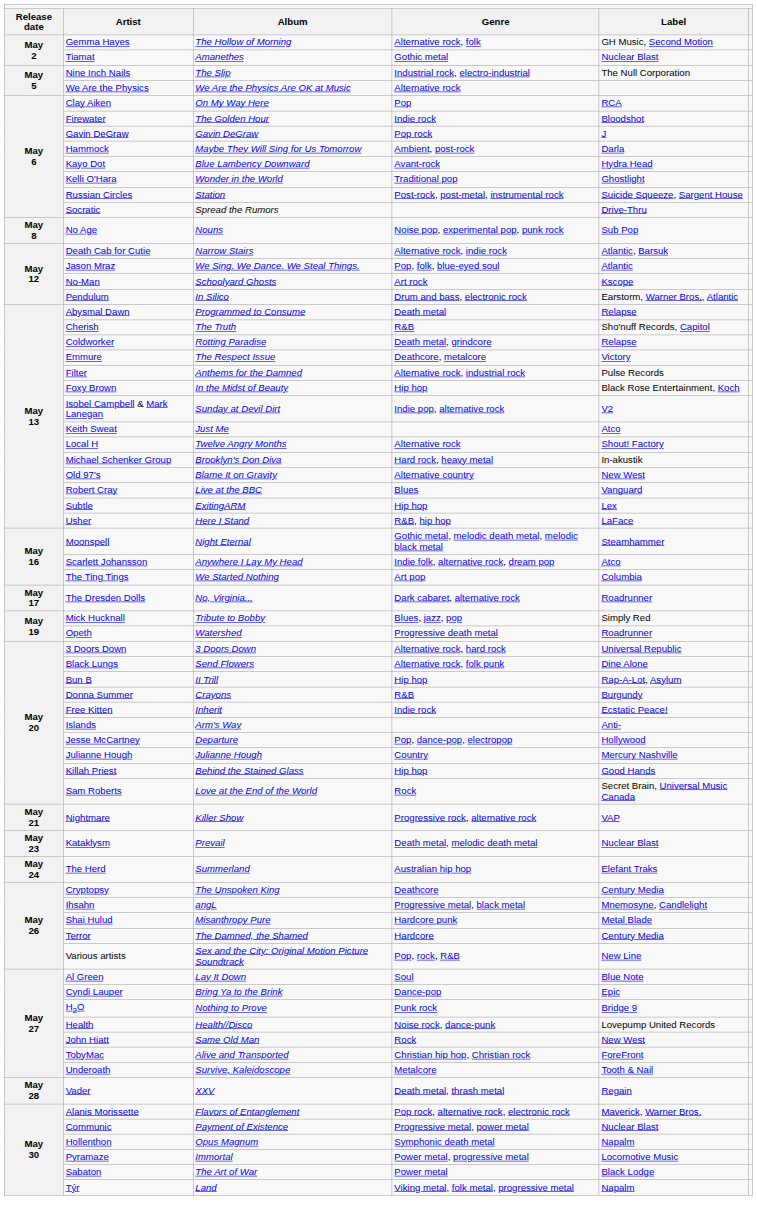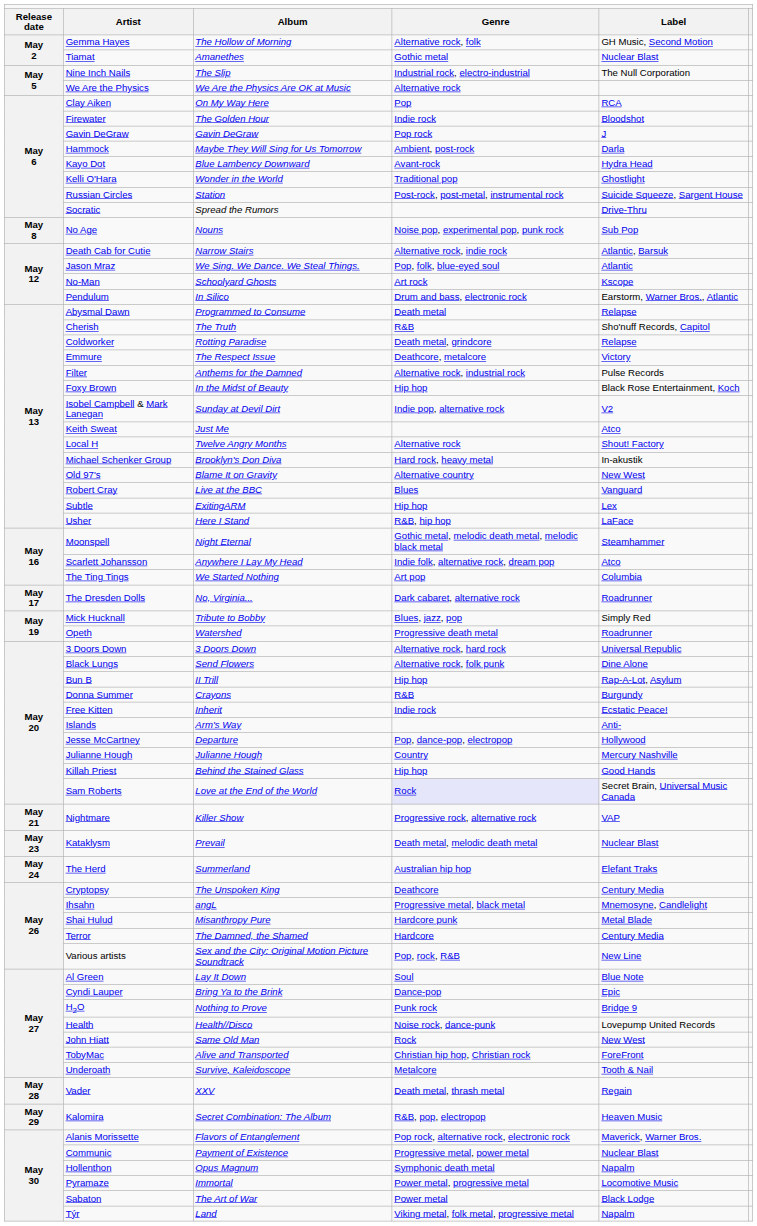(405, 791) no background -> (405, 791) lavender background
+ row: (85, 1117)
